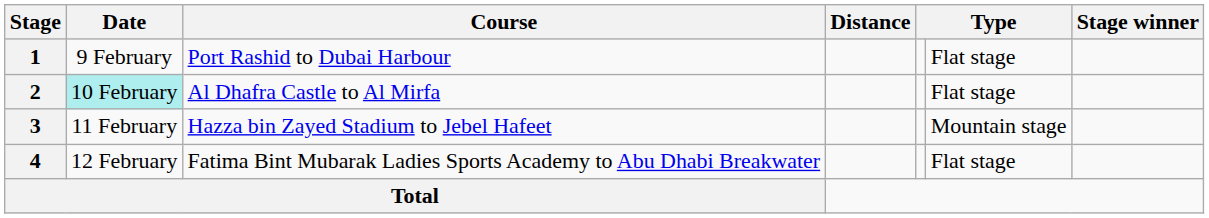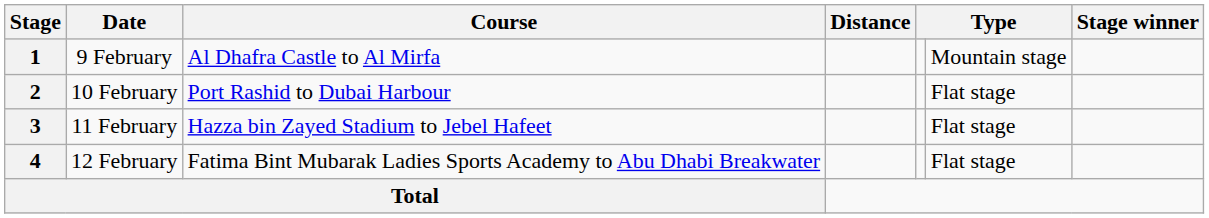(319, 56) Port Rashid to Dubai Harbour -> (314, 56) Al Dhafra Castle to Al Mirfa
(973, 56) Flat stage -> (999, 56) Mountain stage
(124, 91) paleturquoise background -> (124, 91) no background
(314, 91) Al Dhafra Castle to Al Mirfa -> (319, 91) Port Rashid to Dubai Harbour
(999, 126) Mountain stage -> (973, 126) Flat stage
